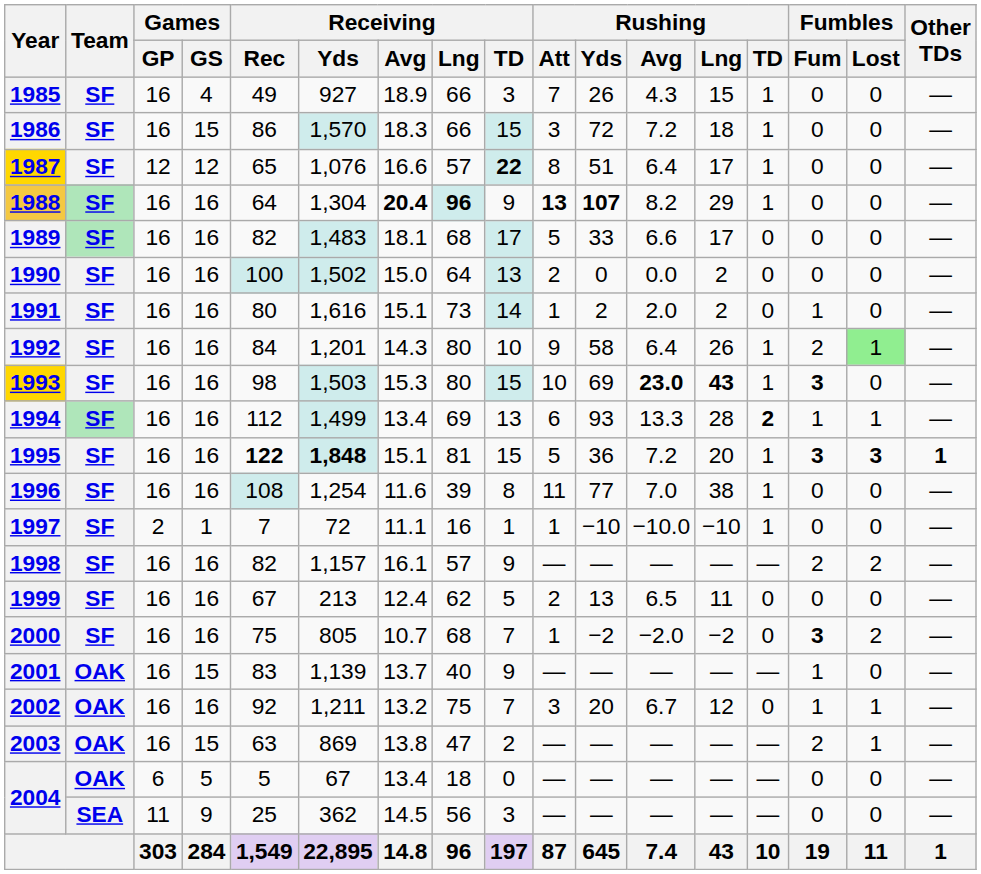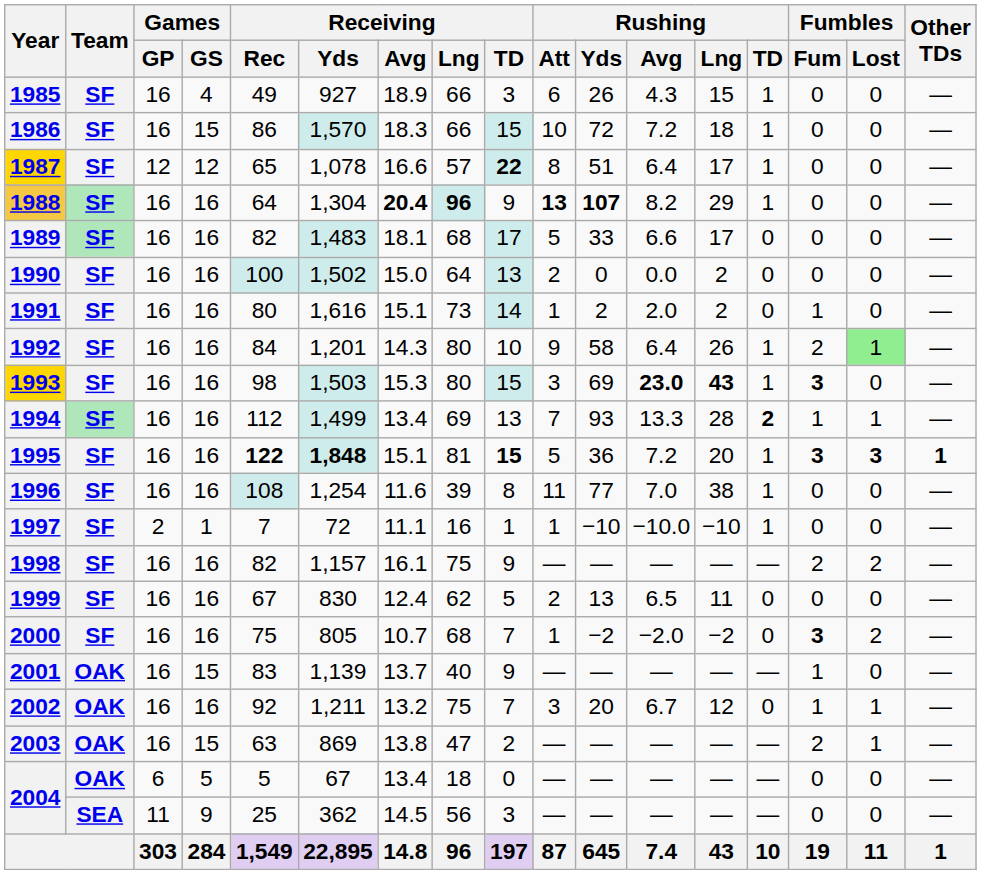(554, 94) 7 -> (554, 94) 6
(554, 130) 3 -> (554, 130) 10
(338, 166) 1,076 -> (338, 166) 1,078
(554, 382) 10 -> (554, 382) 3
(554, 418) 6 -> (554, 418) 7
(509, 454) normal -> (509, 454) bold
(459, 563) 57 -> (459, 563) 75
(338, 599) 213 -> (338, 599) 830
